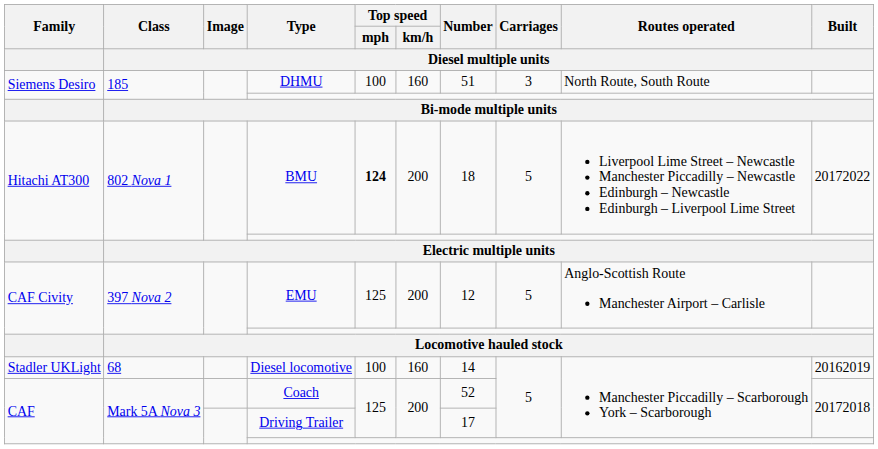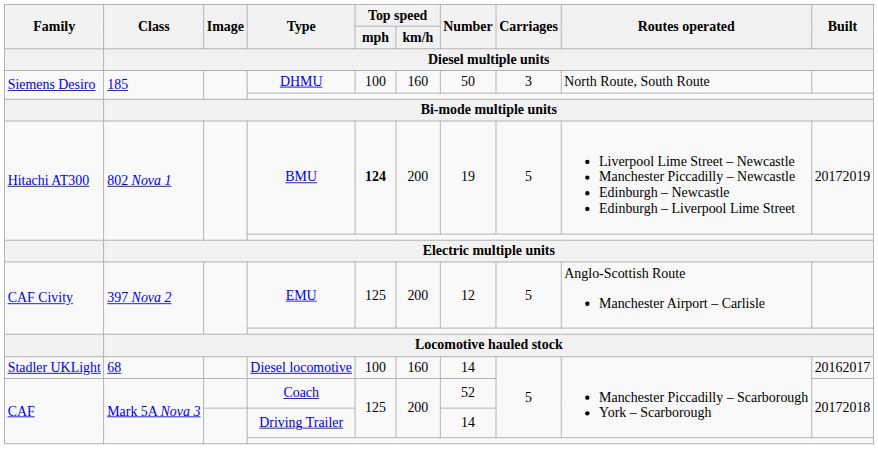(468, 81) 51 -> (468, 81) 50
(468, 177) 18 -> (468, 177) 19
(842, 177) 20172022 -> (842, 177) 20172019
(842, 367) 20162019 -> (842, 367) 20162017
(468, 422) 17 -> (468, 422) 14
